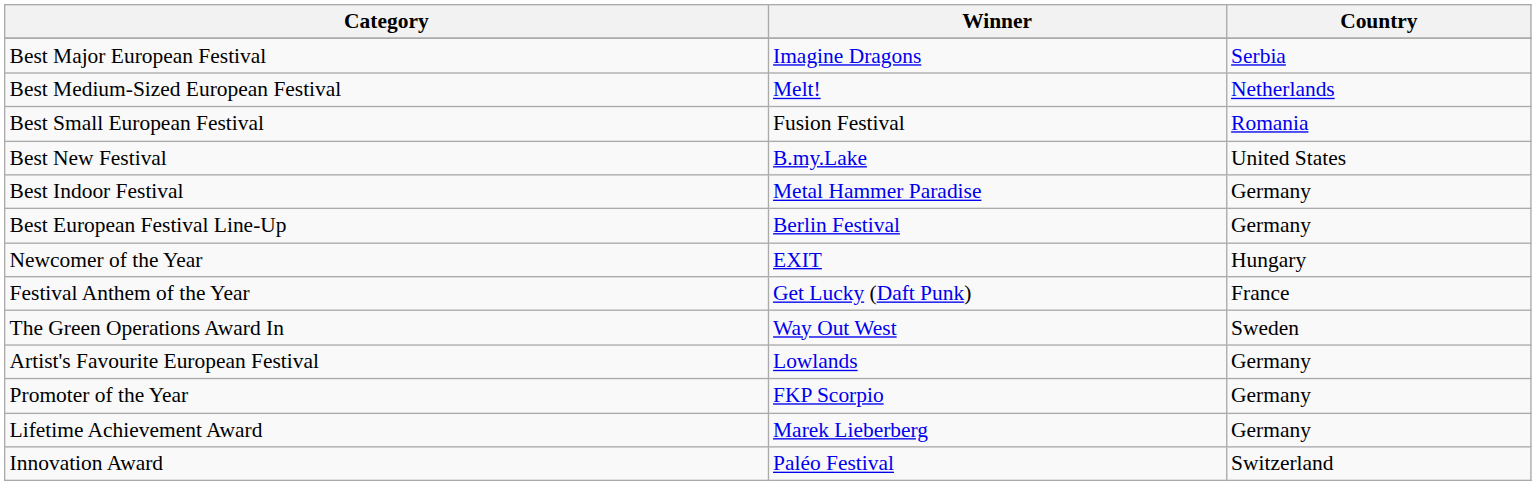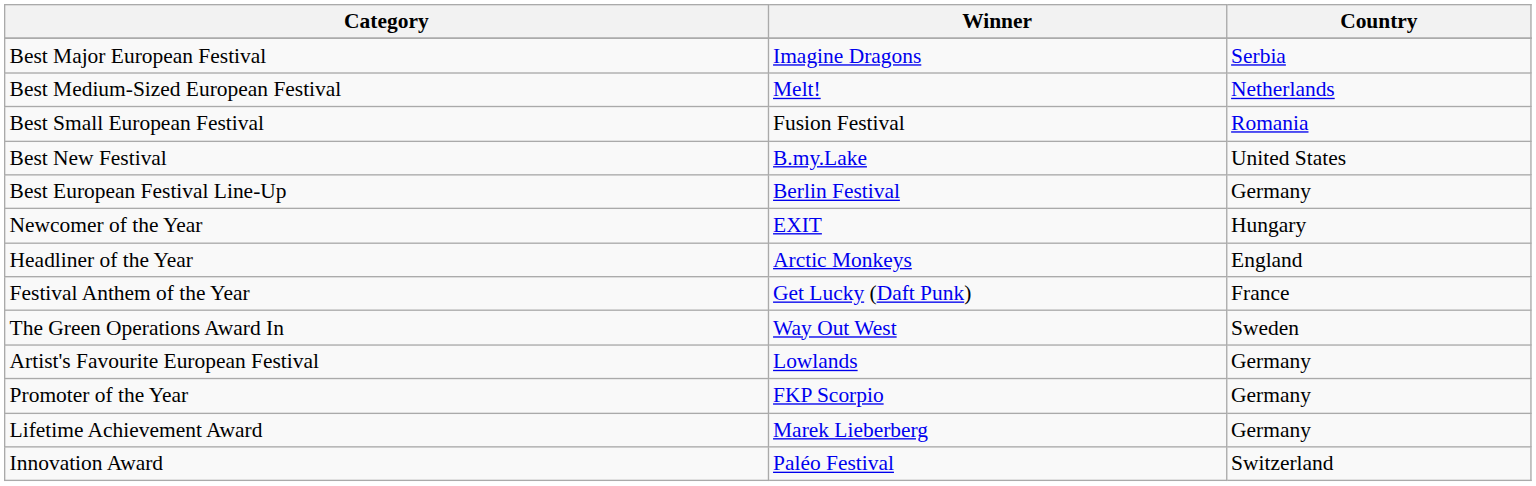- row: (97, 191)
+ row: (101, 259)
